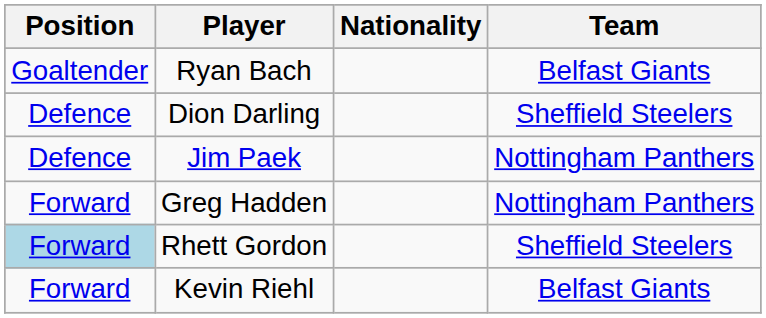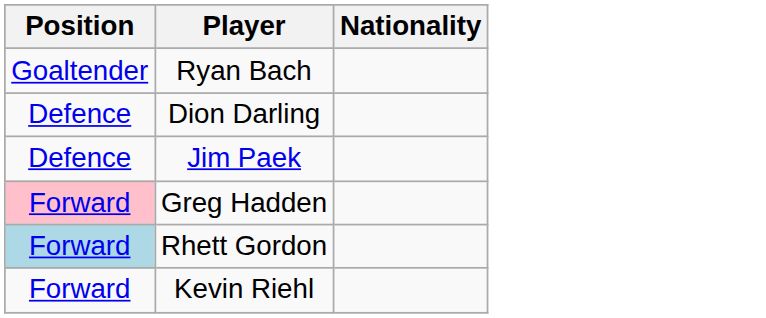- column: (624, 26)
(80, 202) no background -> (80, 202) pink background
